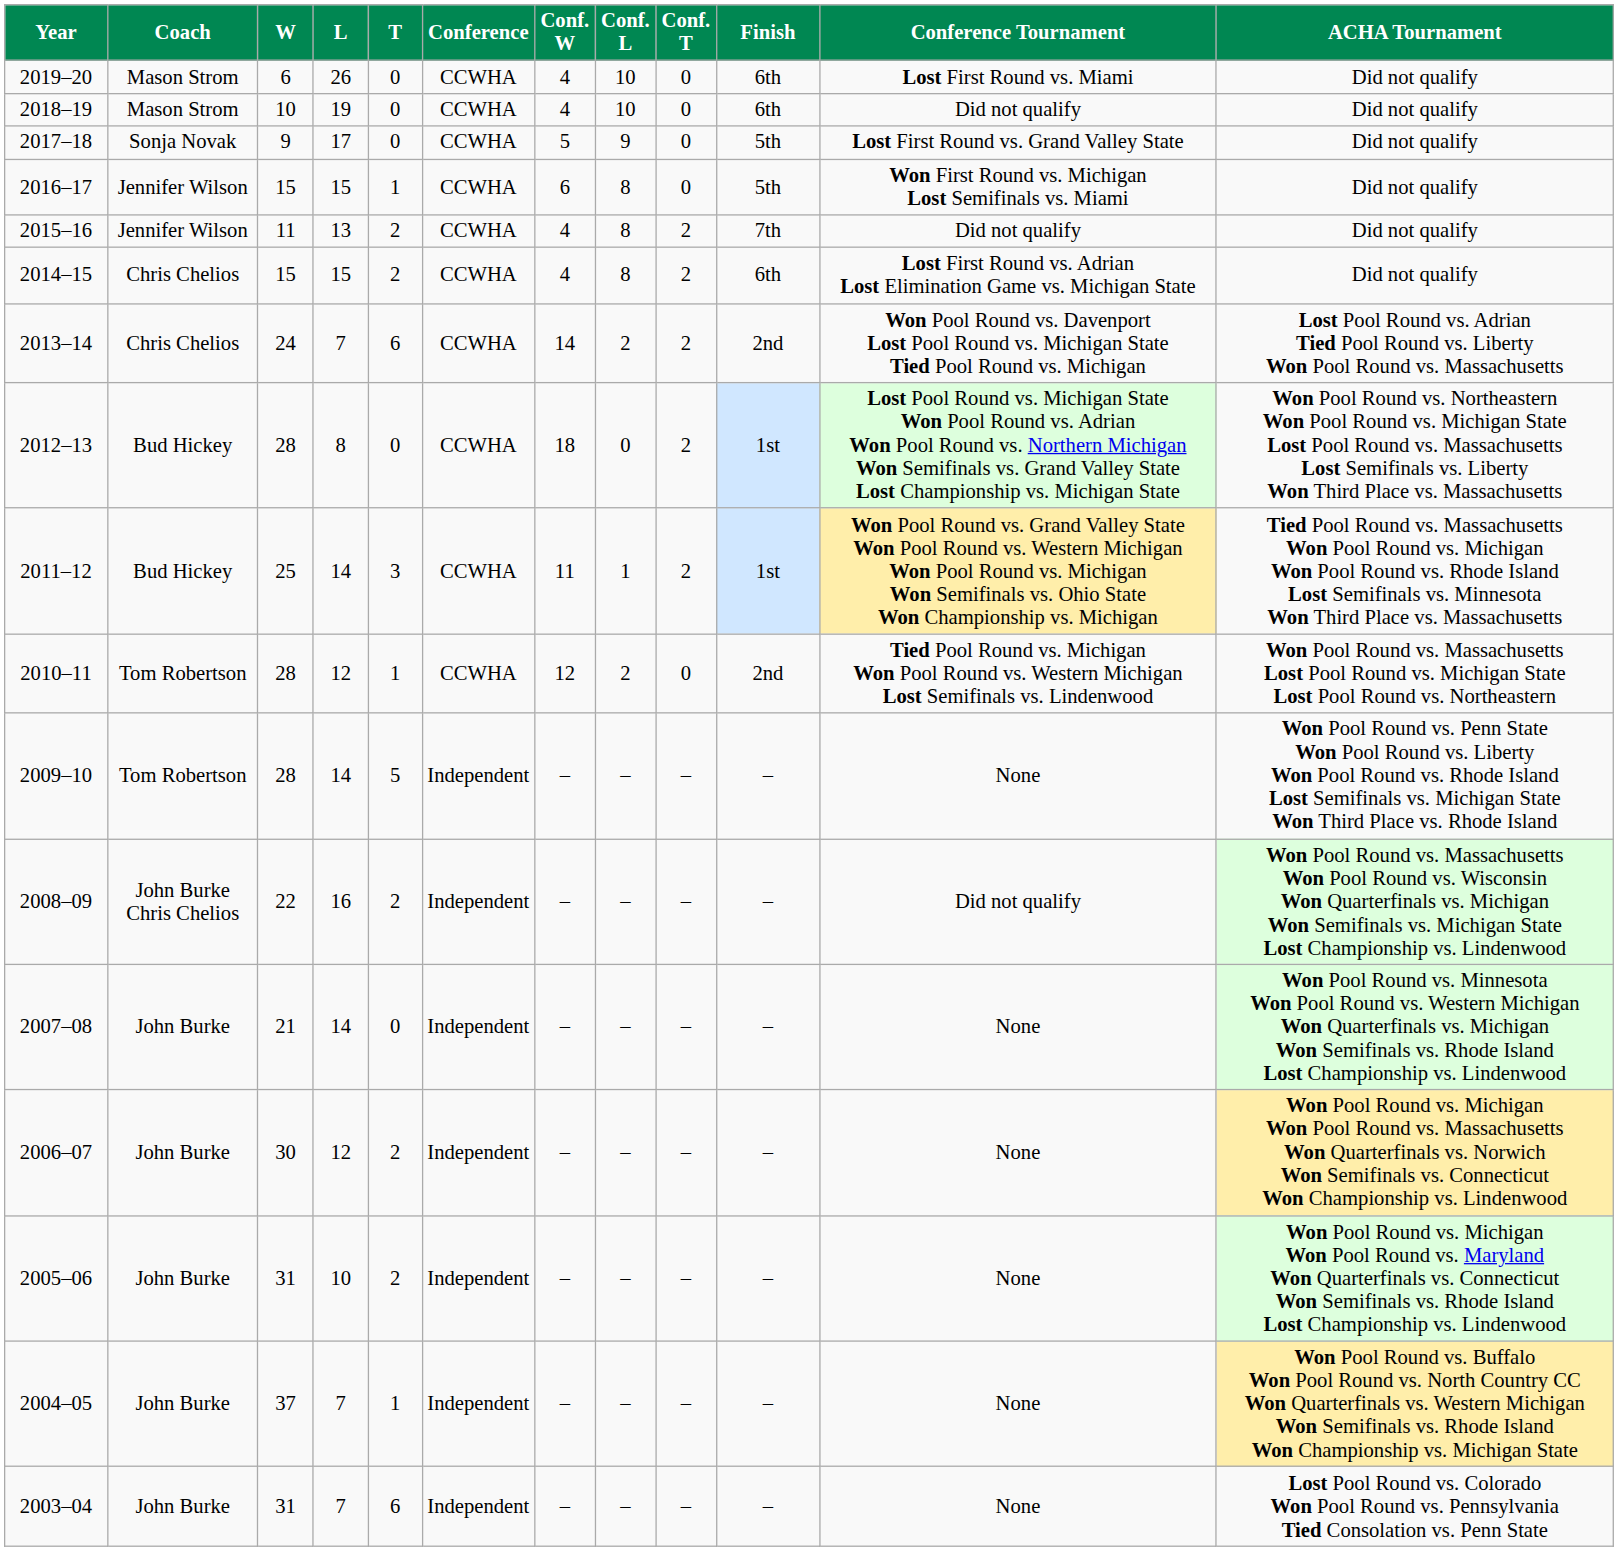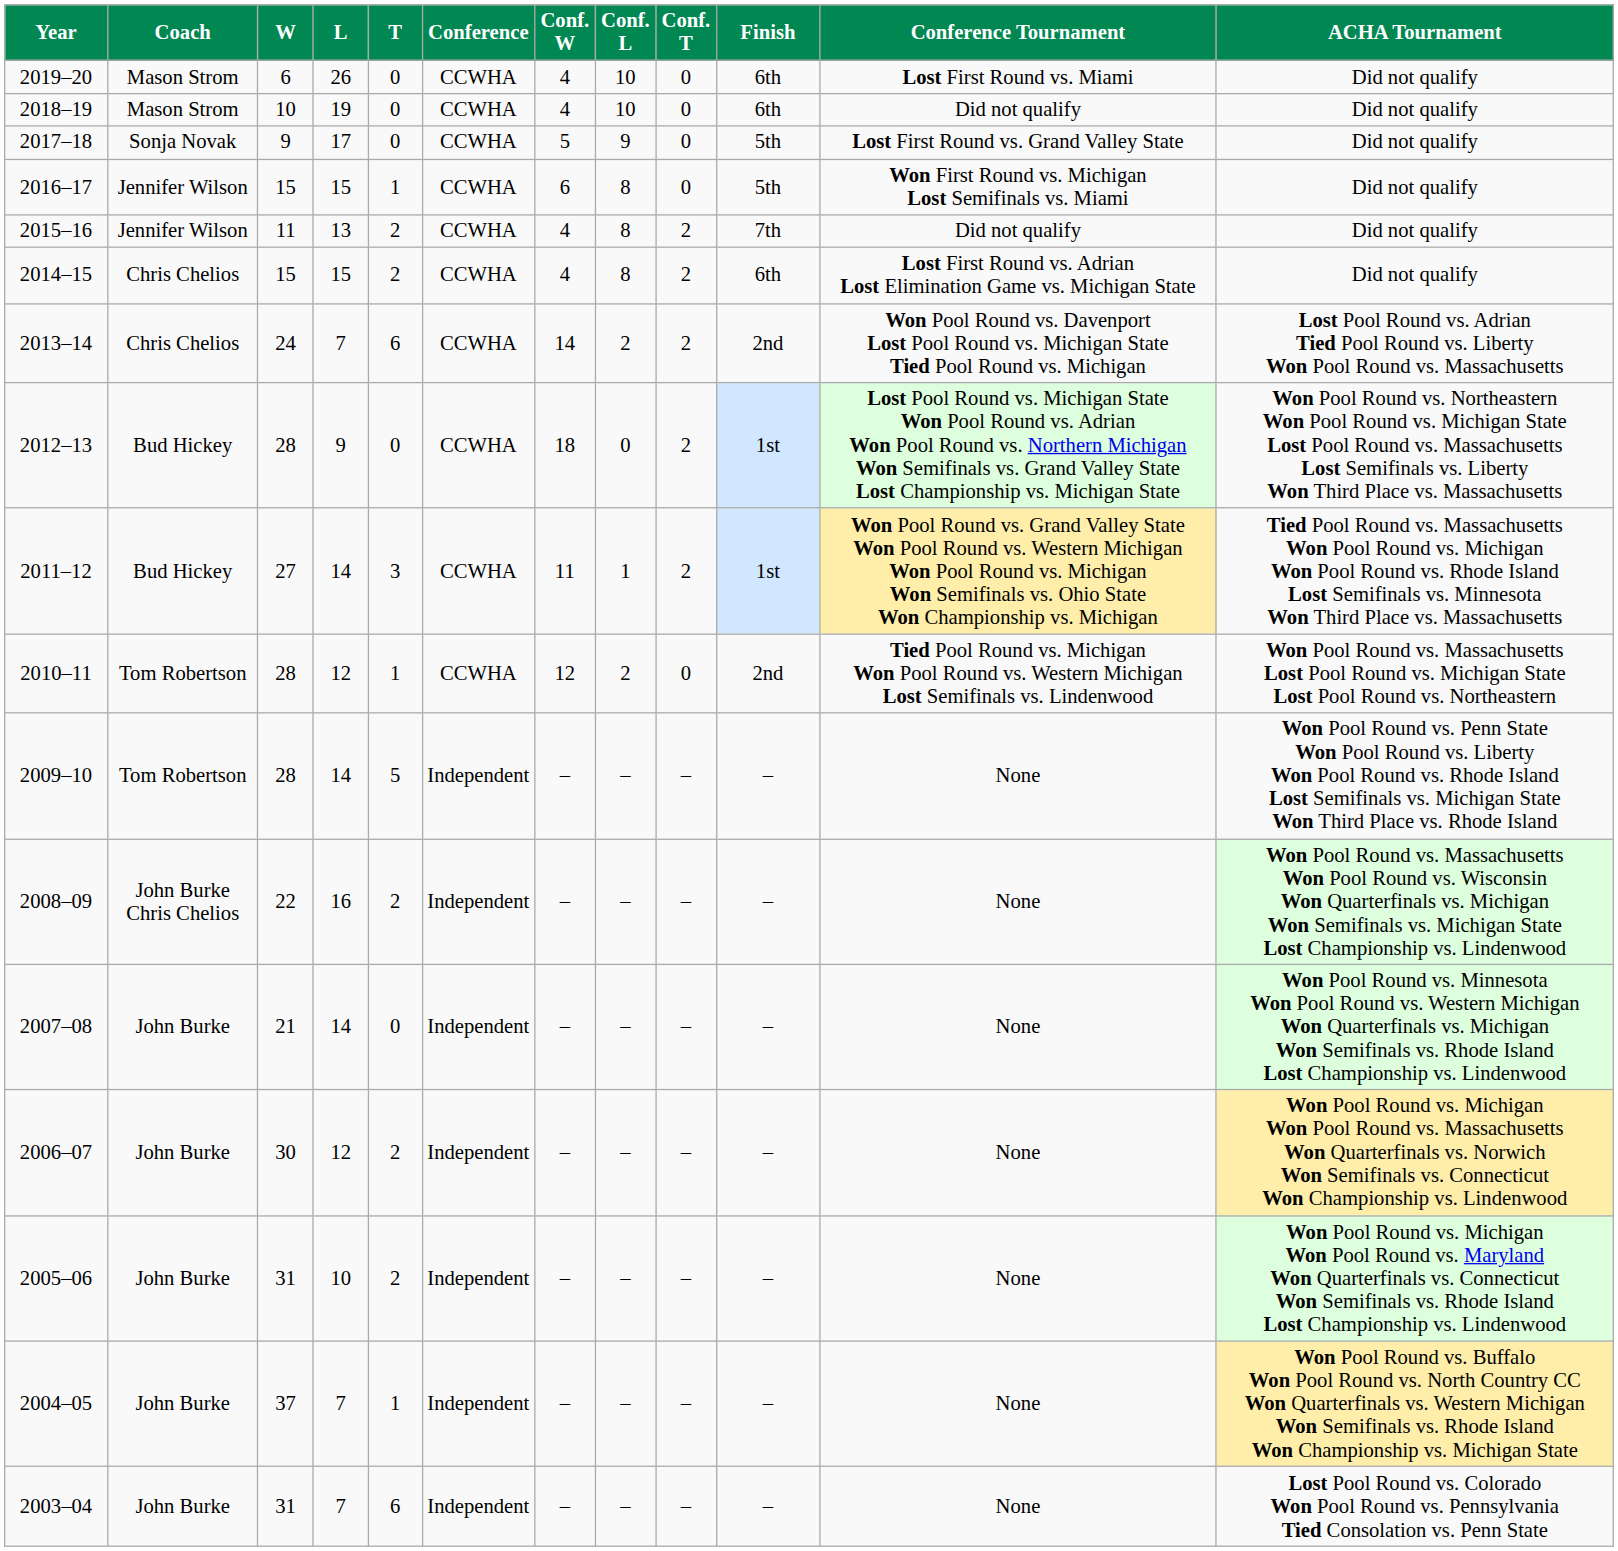(341, 445) 8 -> (341, 445) 9
(286, 570) 25 -> (286, 570) 27
(1018, 901) Did not qualify -> (1018, 901) None
